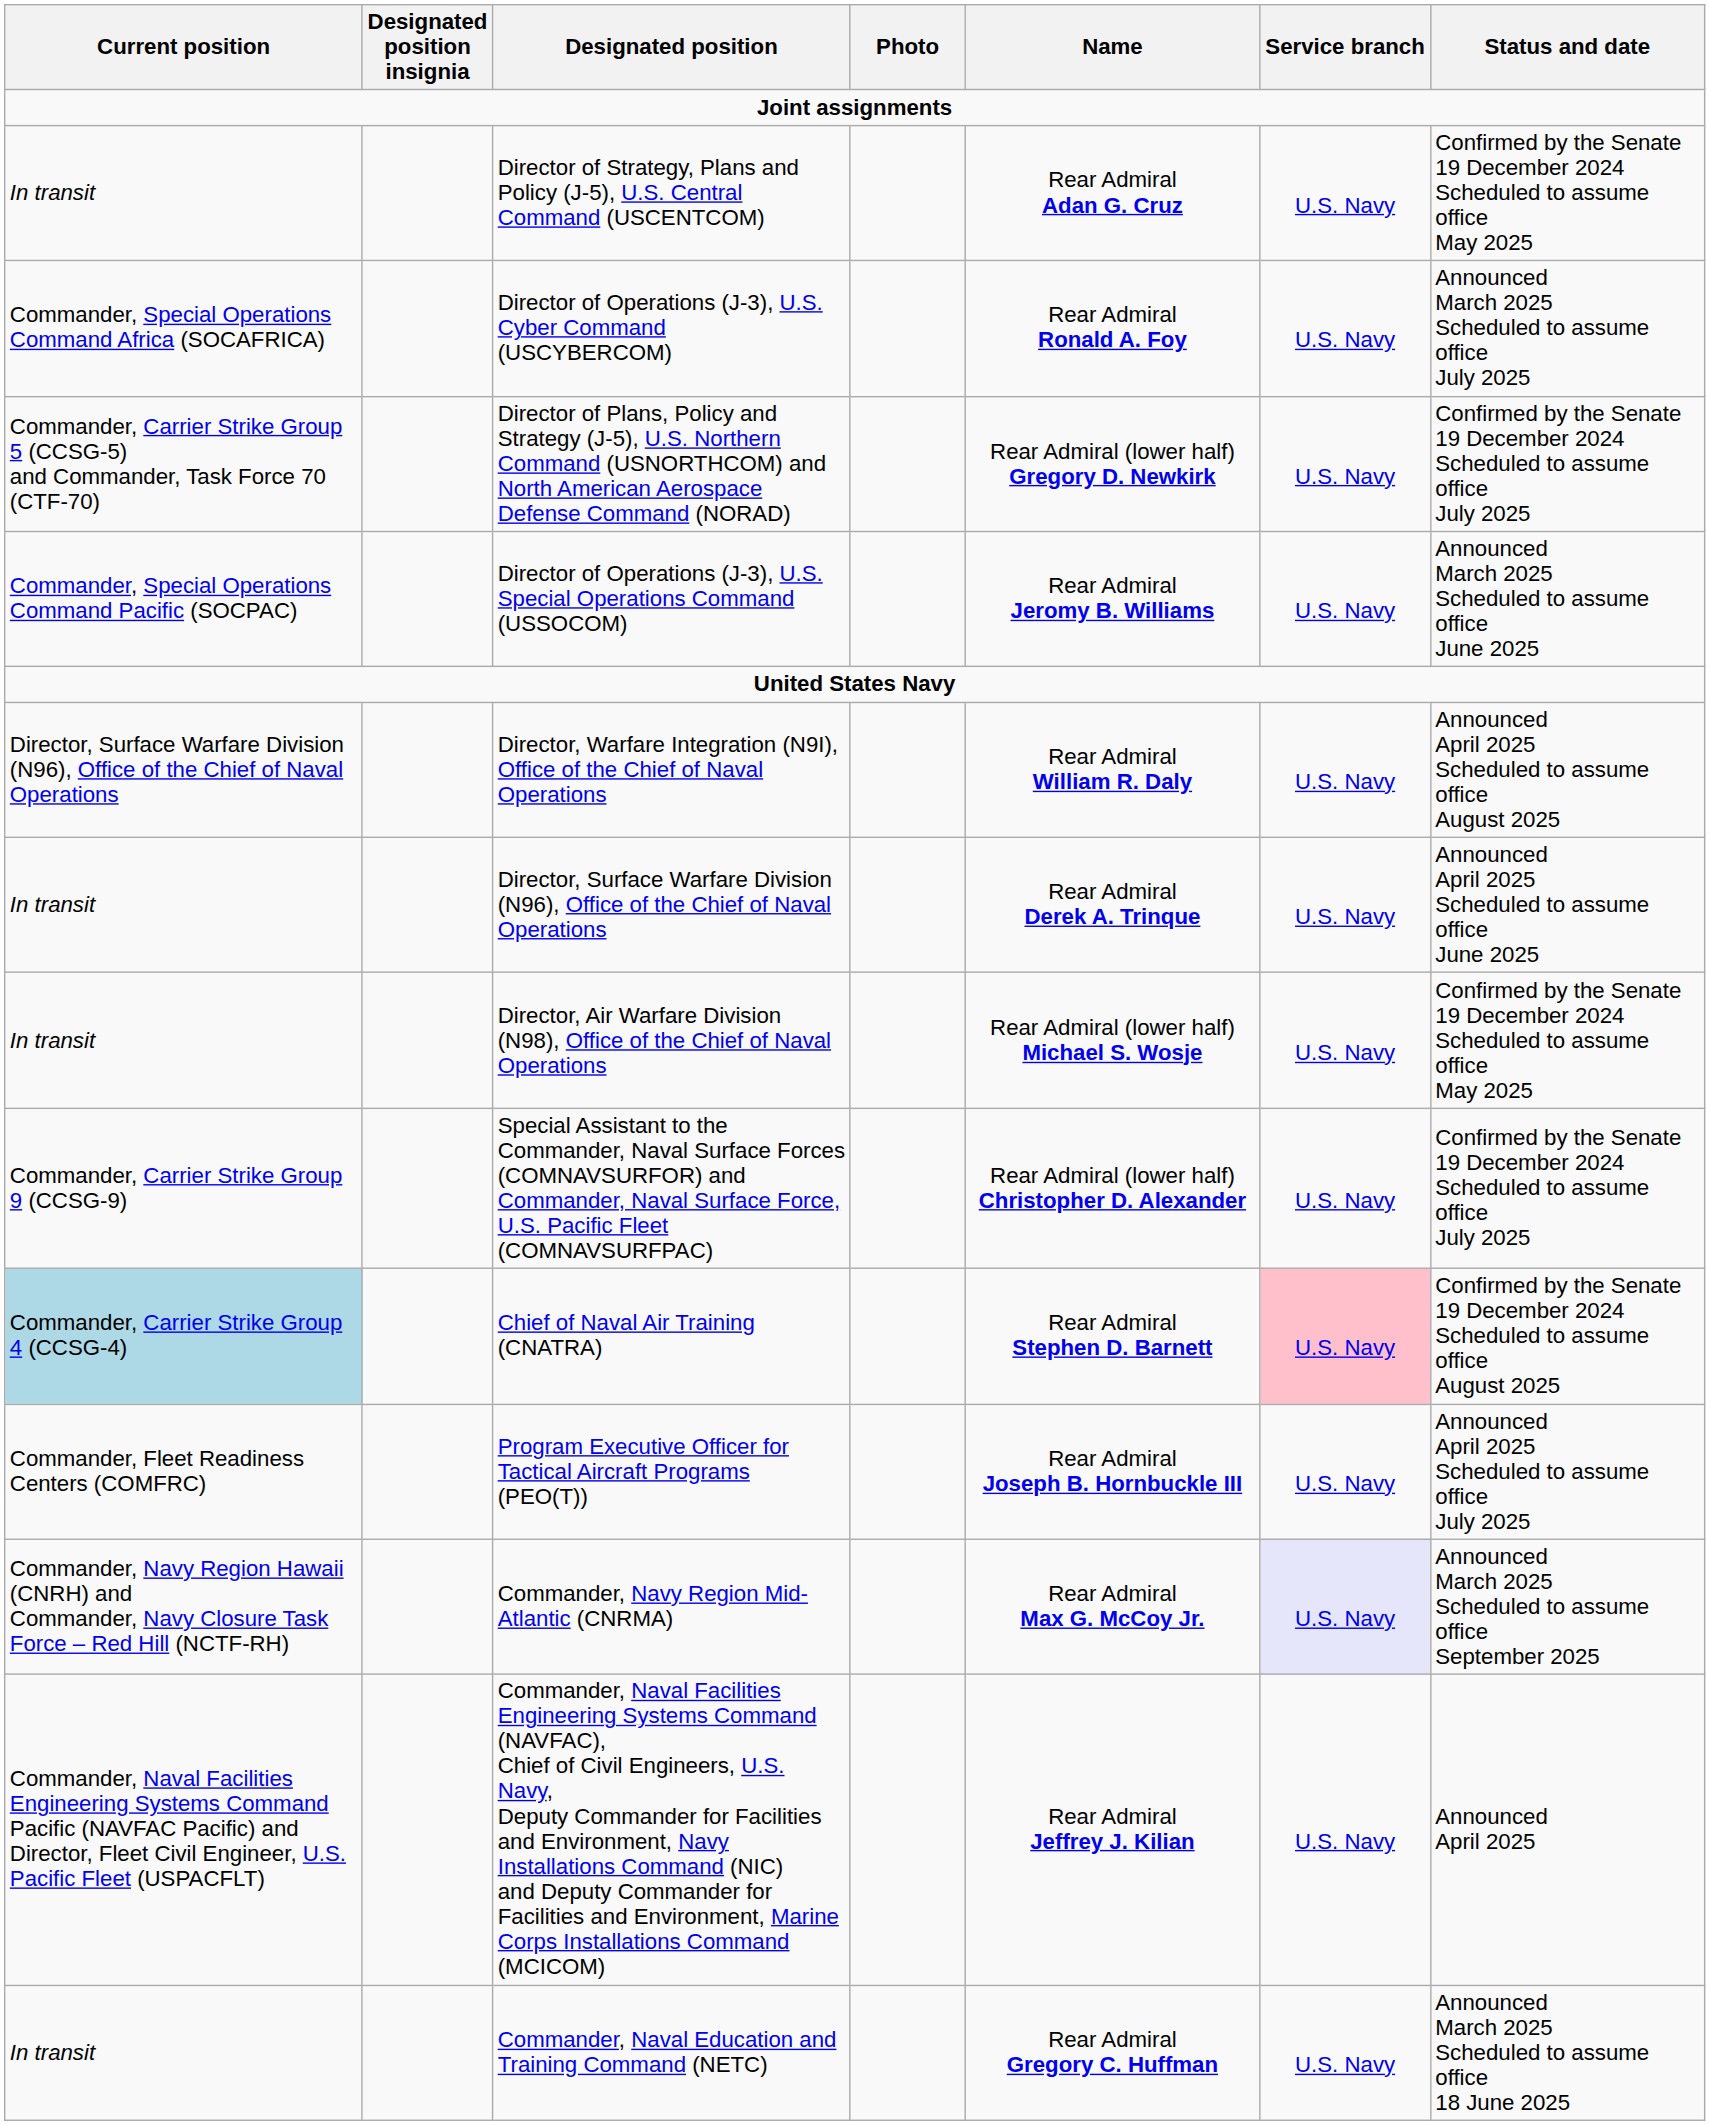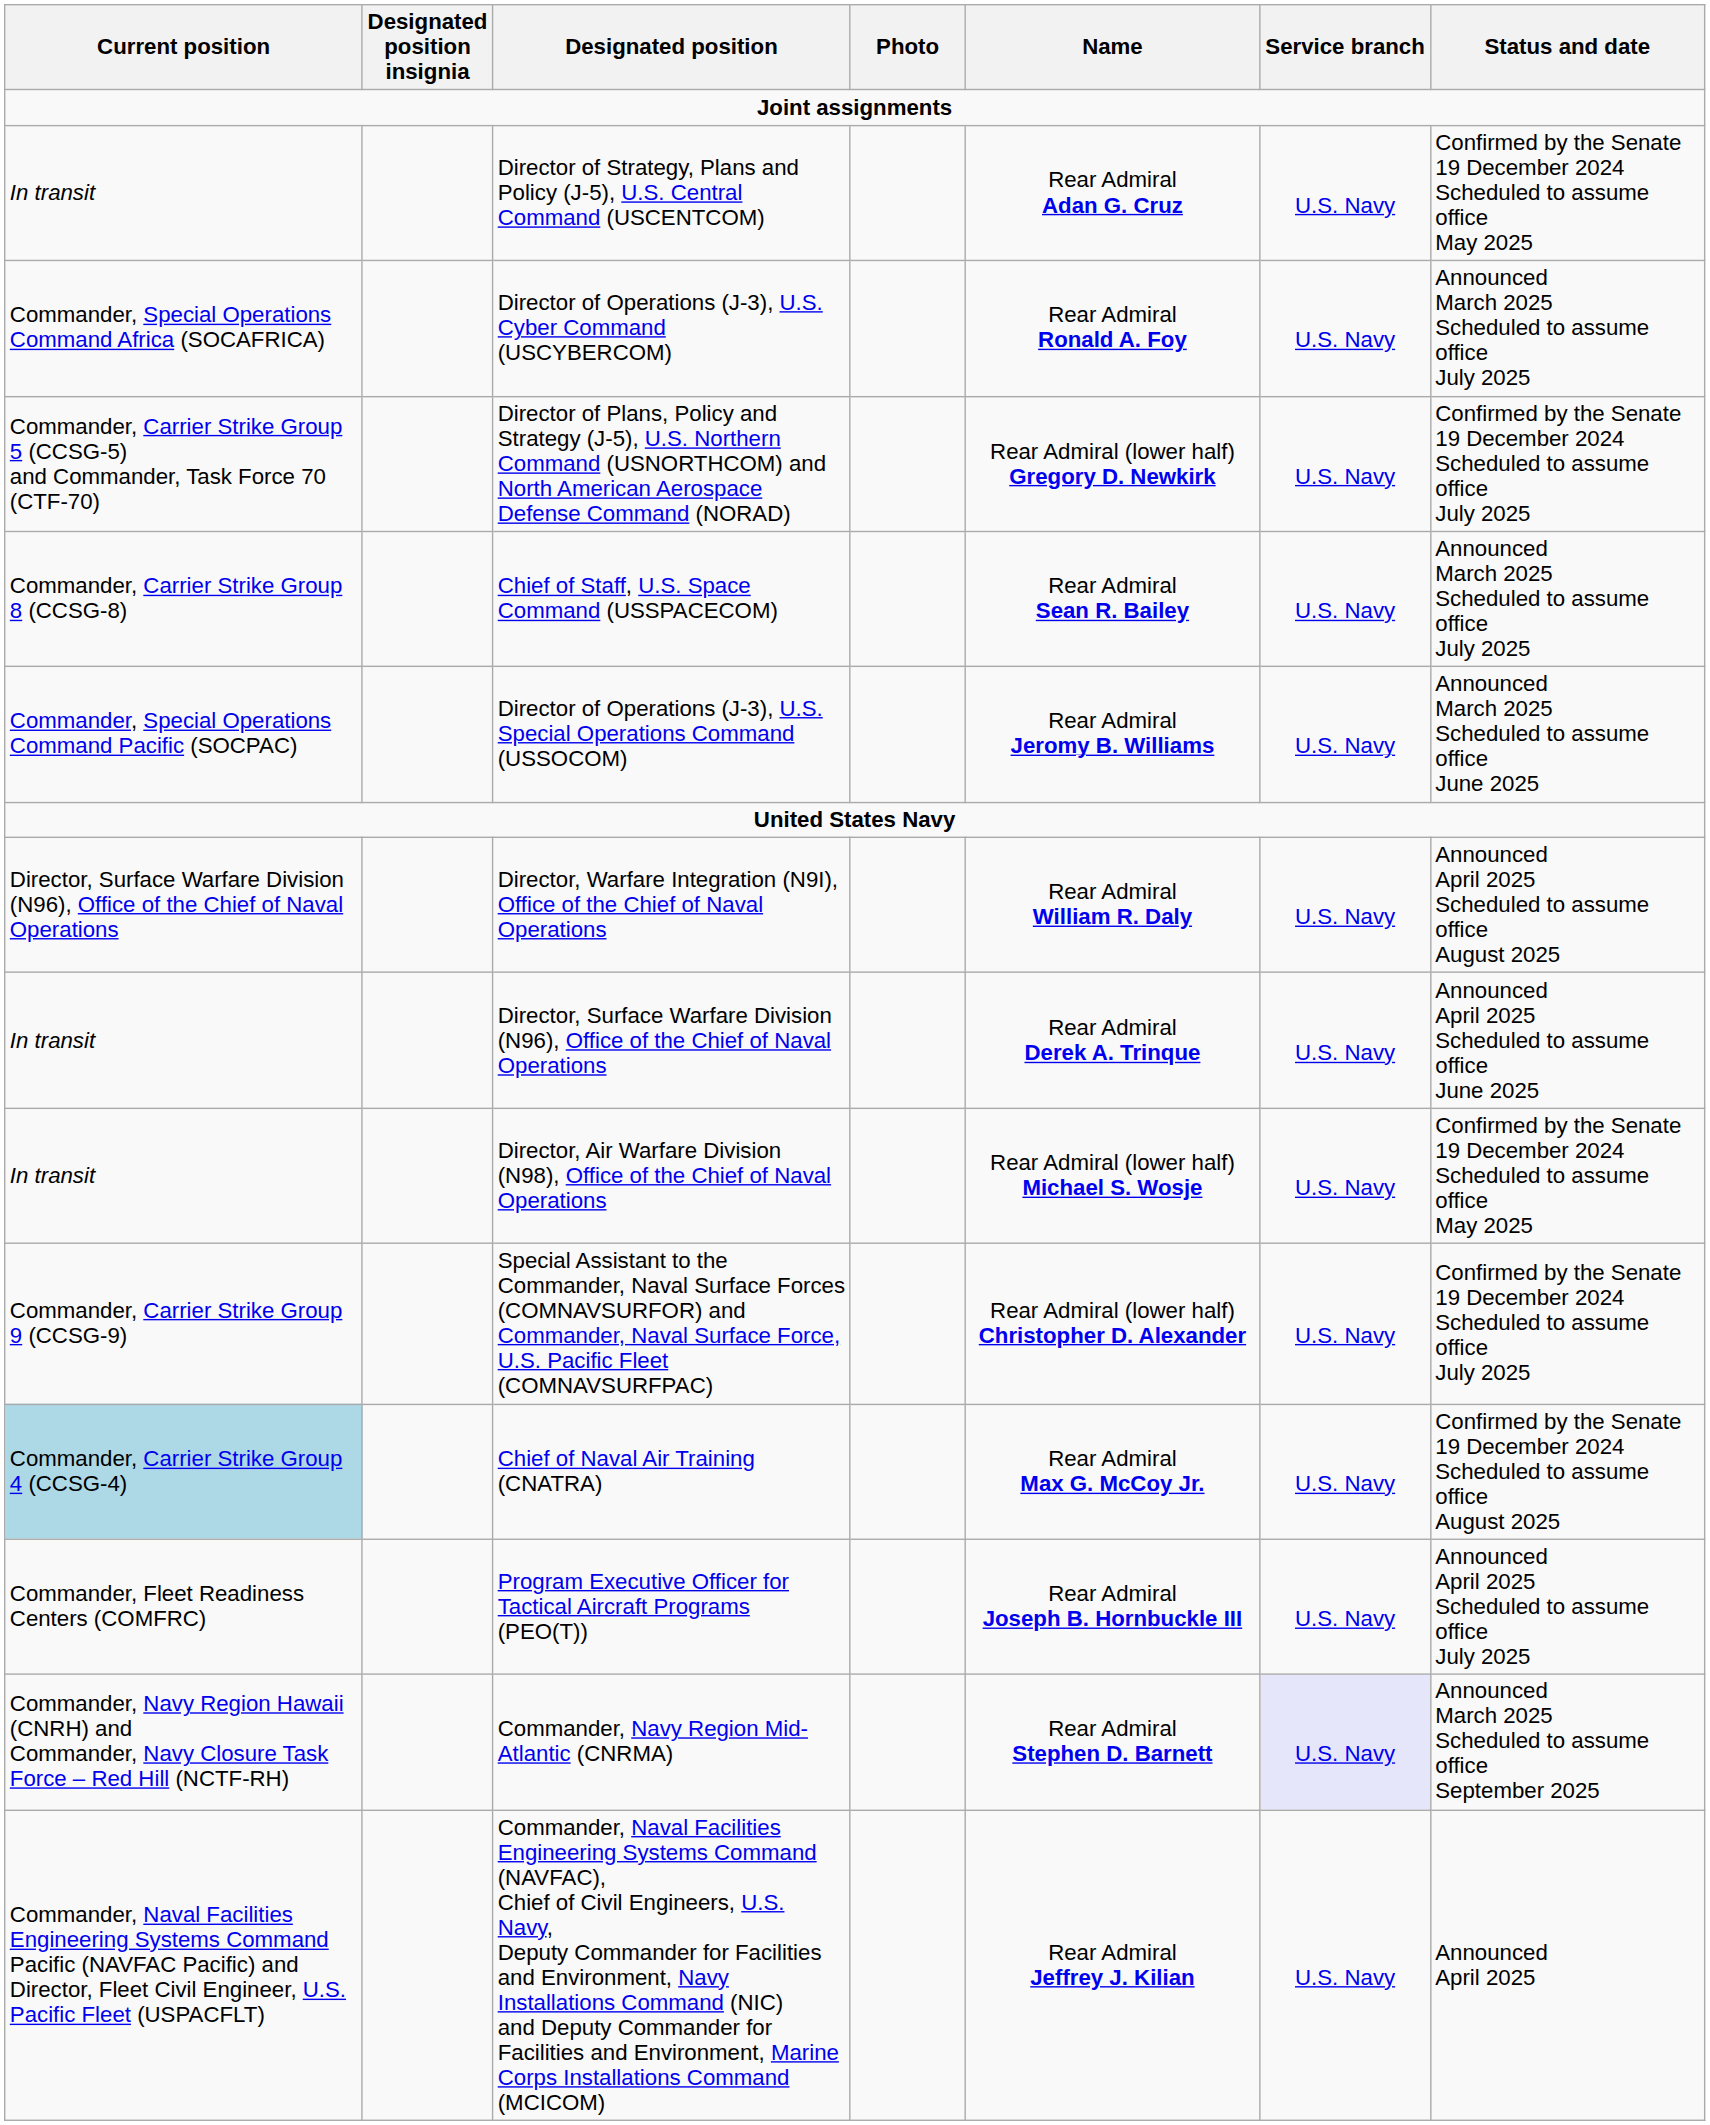+ row: (638, 598)
(1112, 1335) Rear Admiral Stephen D. Barnett -> (1112, 1471) Rear Admiral Max G. McCoy Jr.
(1345, 1348) pink background -> (1345, 1483) no background
(1112, 1606) Rear Admiral Max G. McCoy Jr. -> (1112, 1741) Rear Admiral Stephen D. Barnett
- row: (667, 2052)
